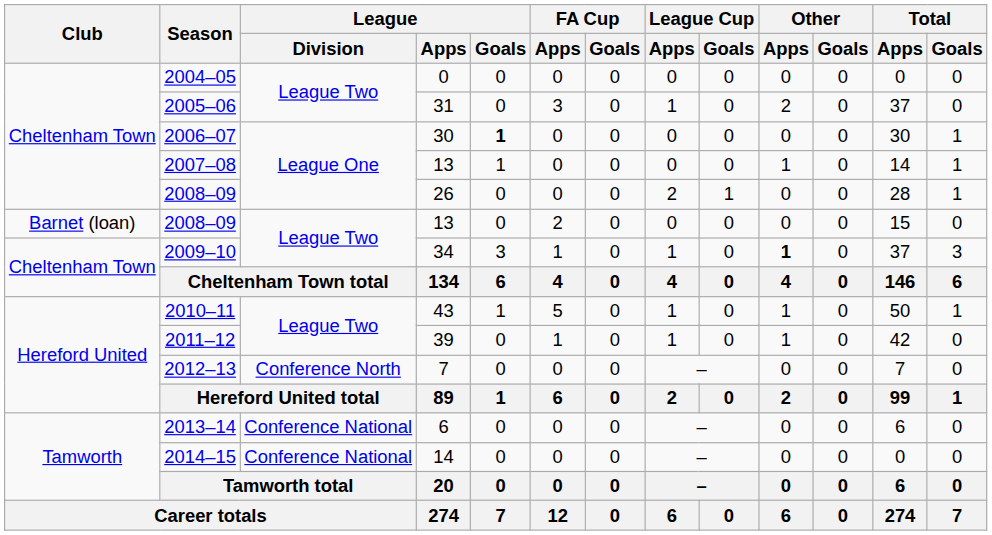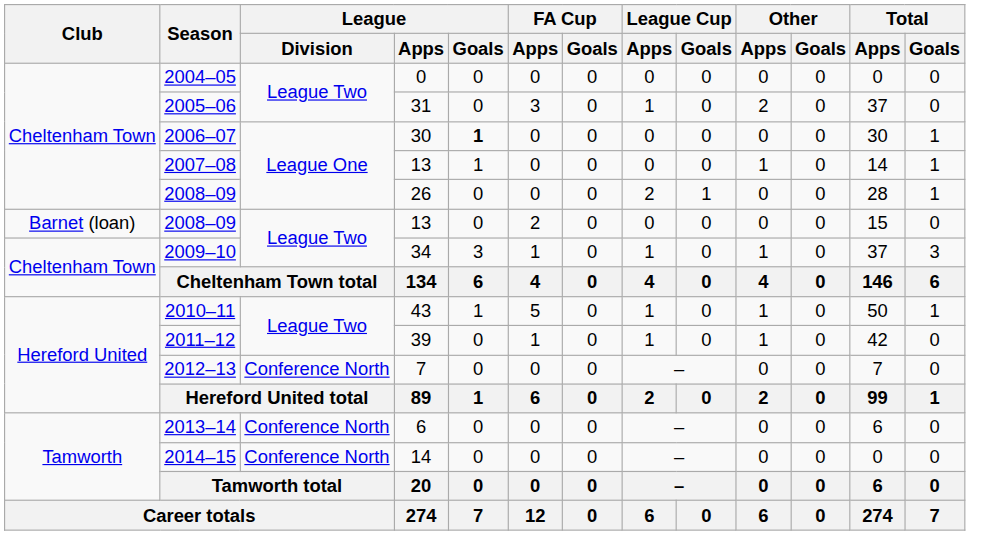(786, 252) bold -> (763, 252) normal
(328, 427) Conference National -> (317, 427) Conference North
(328, 456) Conference National -> (317, 456) Conference North
